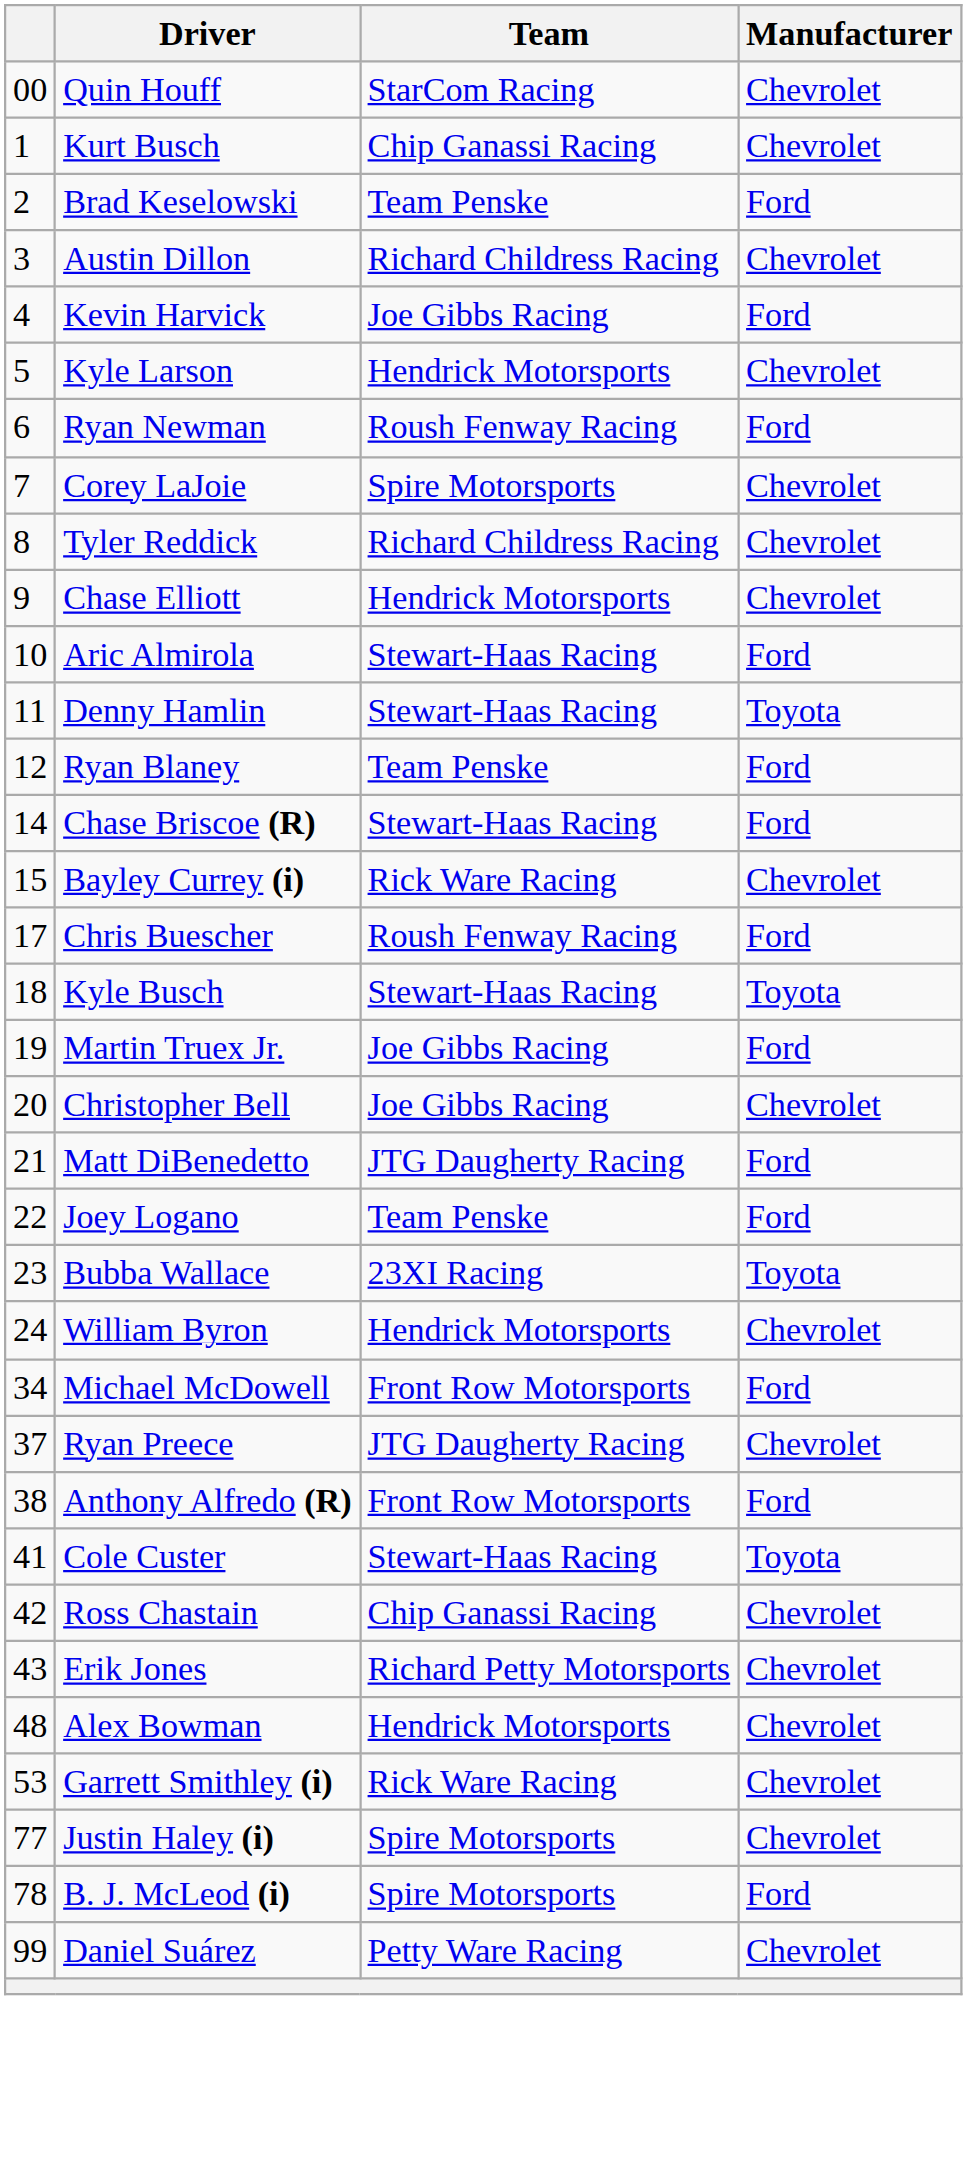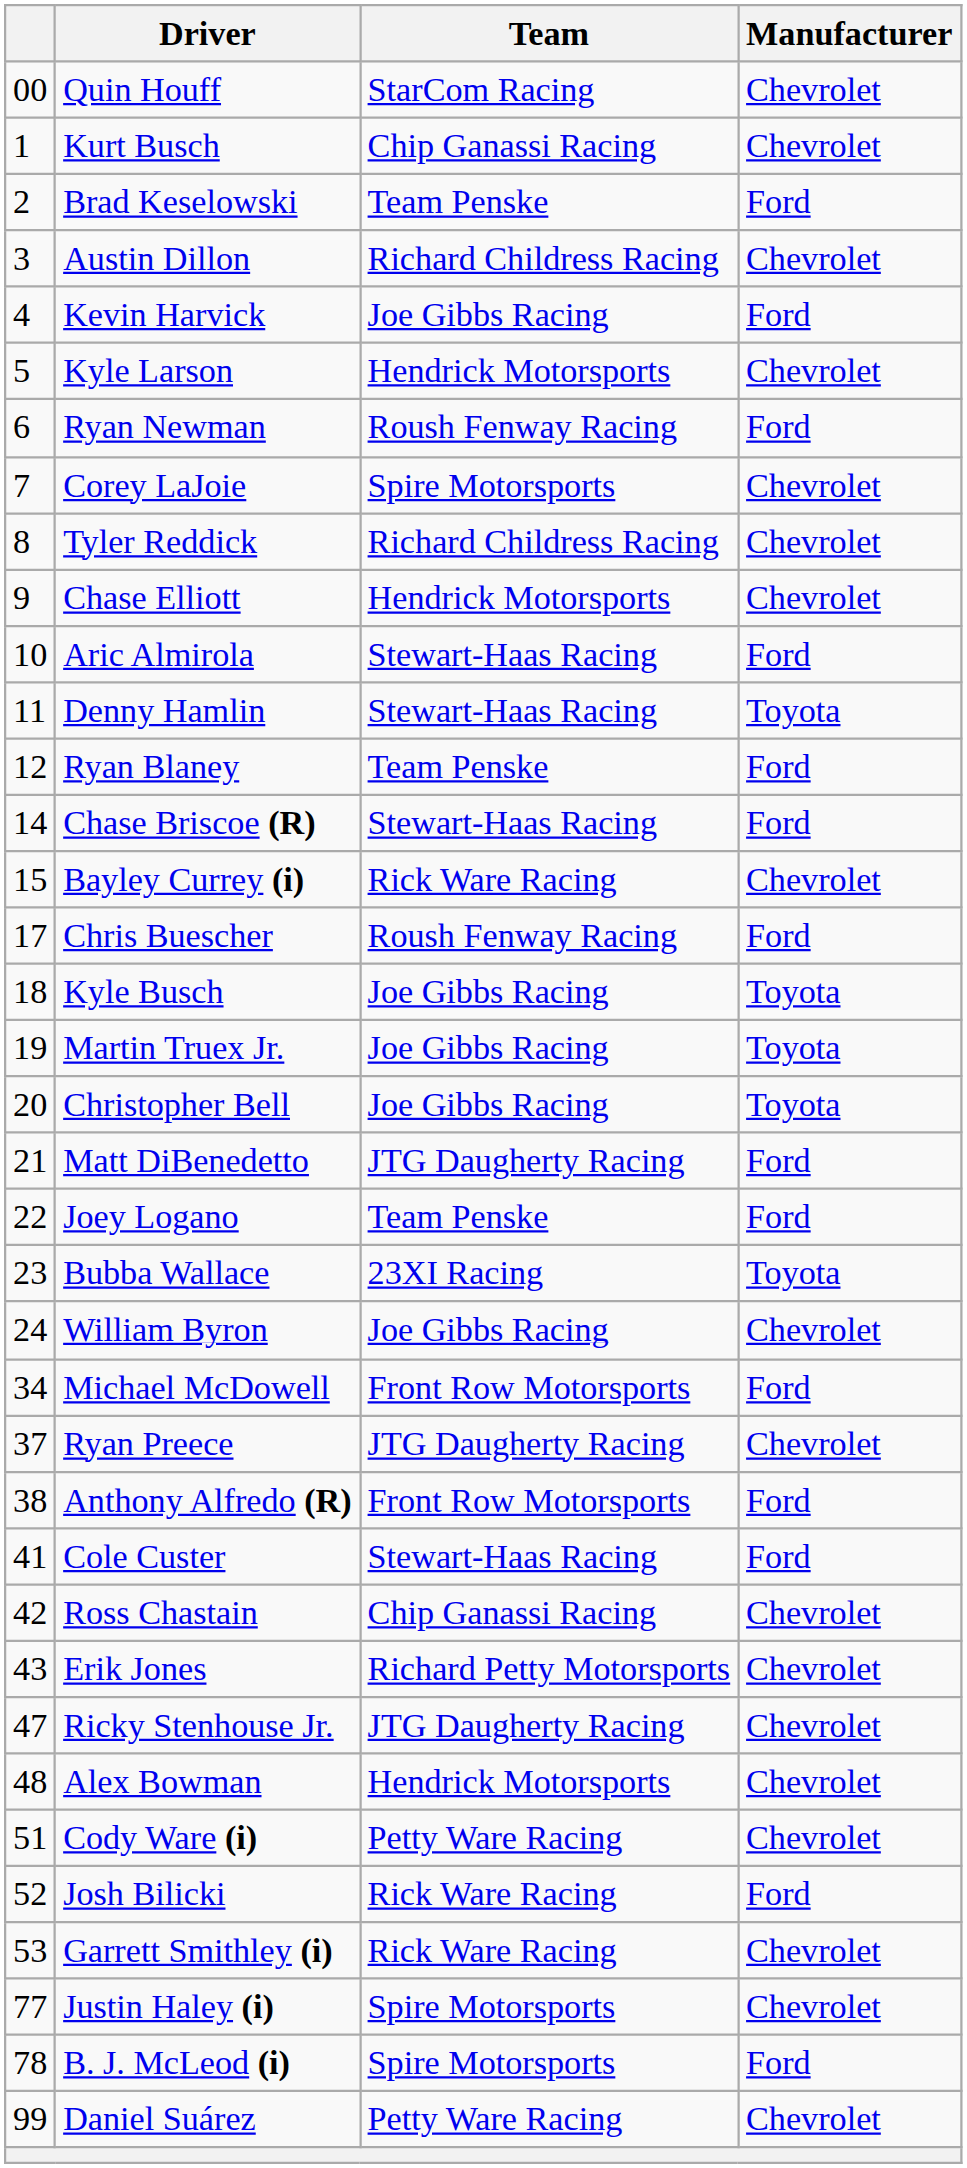(512, 991) Stewart-Haas Racing -> (488, 991) Joe Gibbs Racing
(778, 1047) Ford -> (793, 1047) Toyota
(813, 1104) Chevrolet -> (793, 1104) Toyota
(519, 1329) Hendrick Motorsports -> (488, 1329) Joe Gibbs Racing
(793, 1555) Toyota -> (778, 1555) Ford
+ row: (198, 1724)
+ row: (160, 1837)
+ row: (144, 1893)
